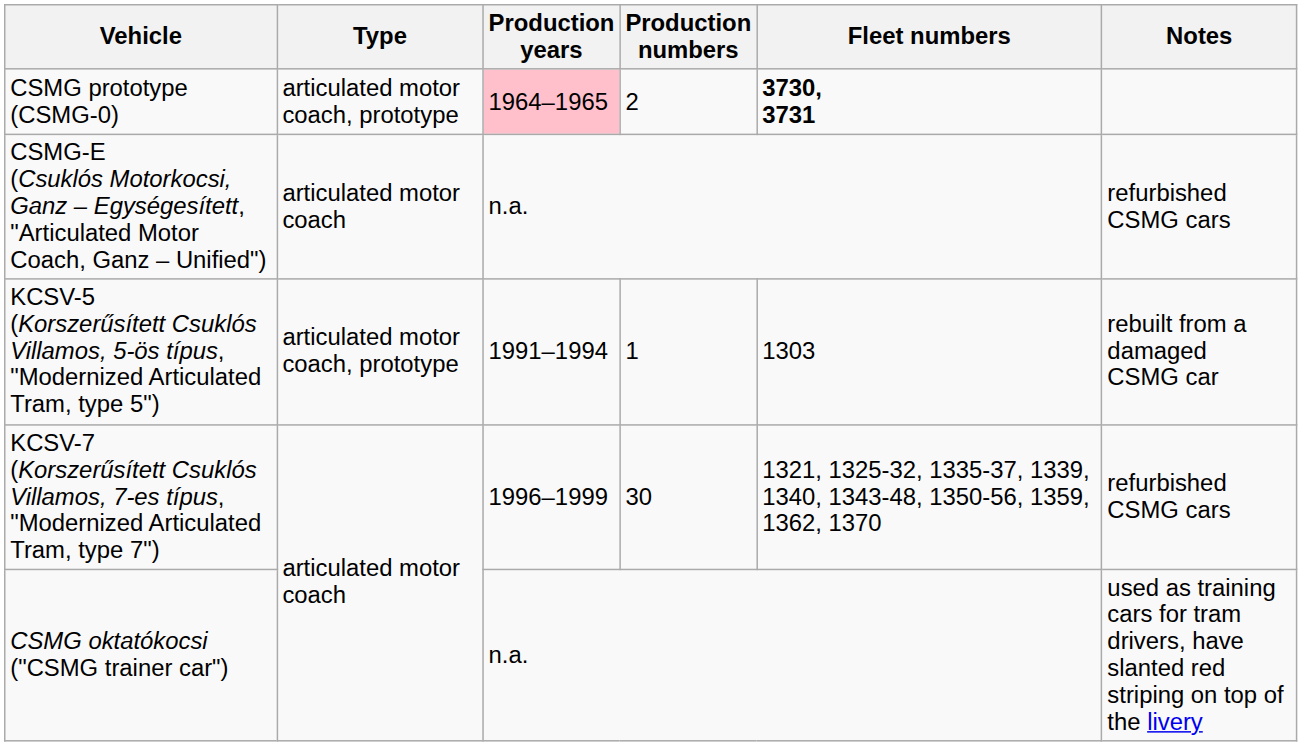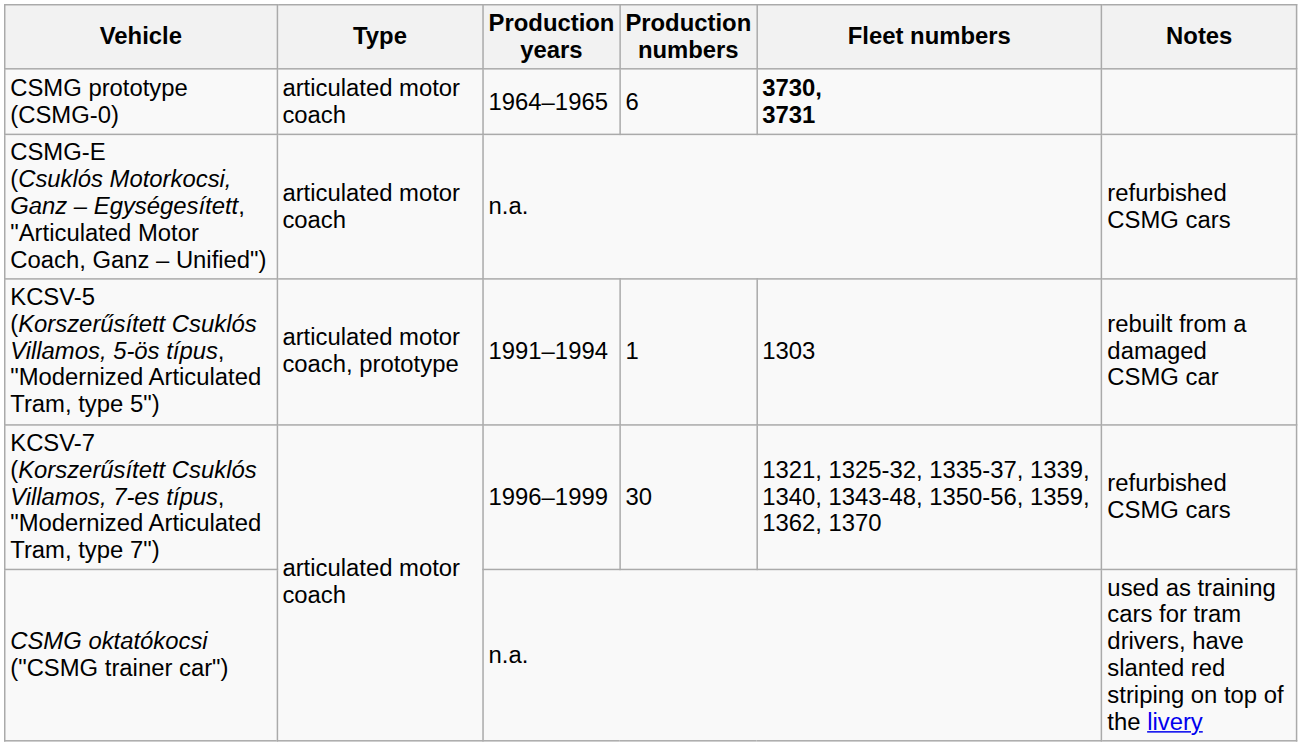(371, 101) articulated motor coach, prototype -> (371, 101) articulated motor coach
(548, 101) pink background -> (548, 101) no background
(632, 101) 2 -> (632, 101) 6
